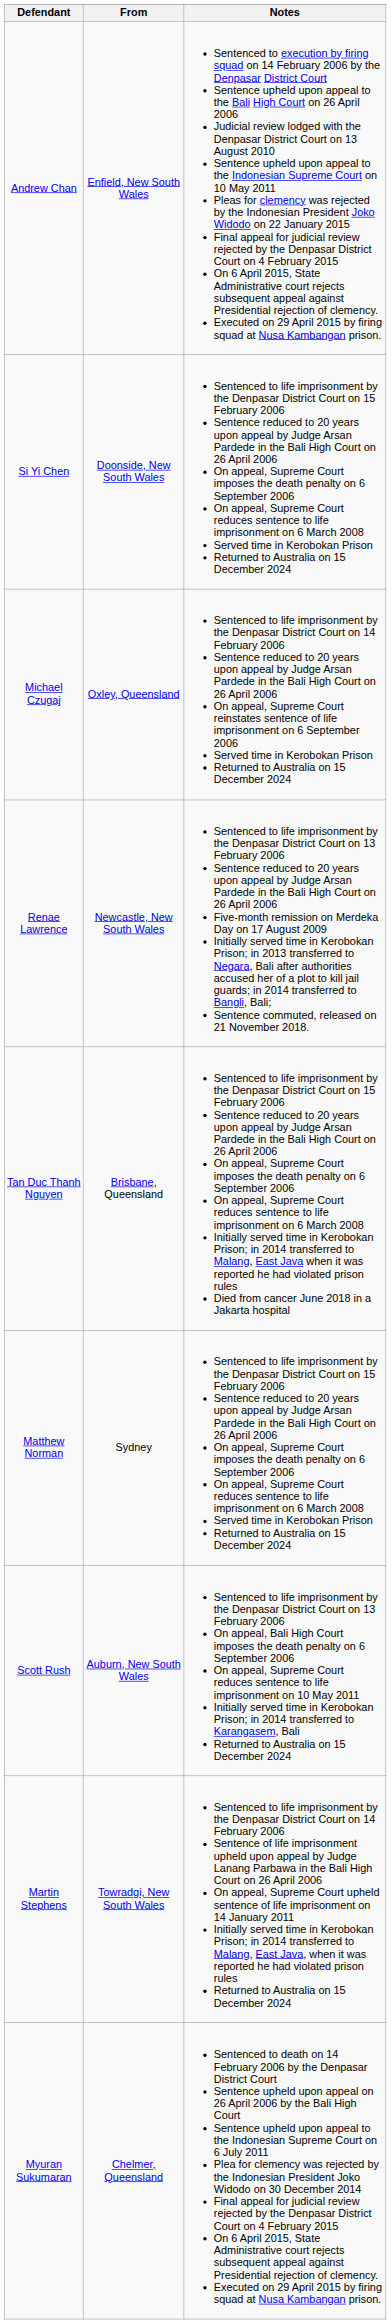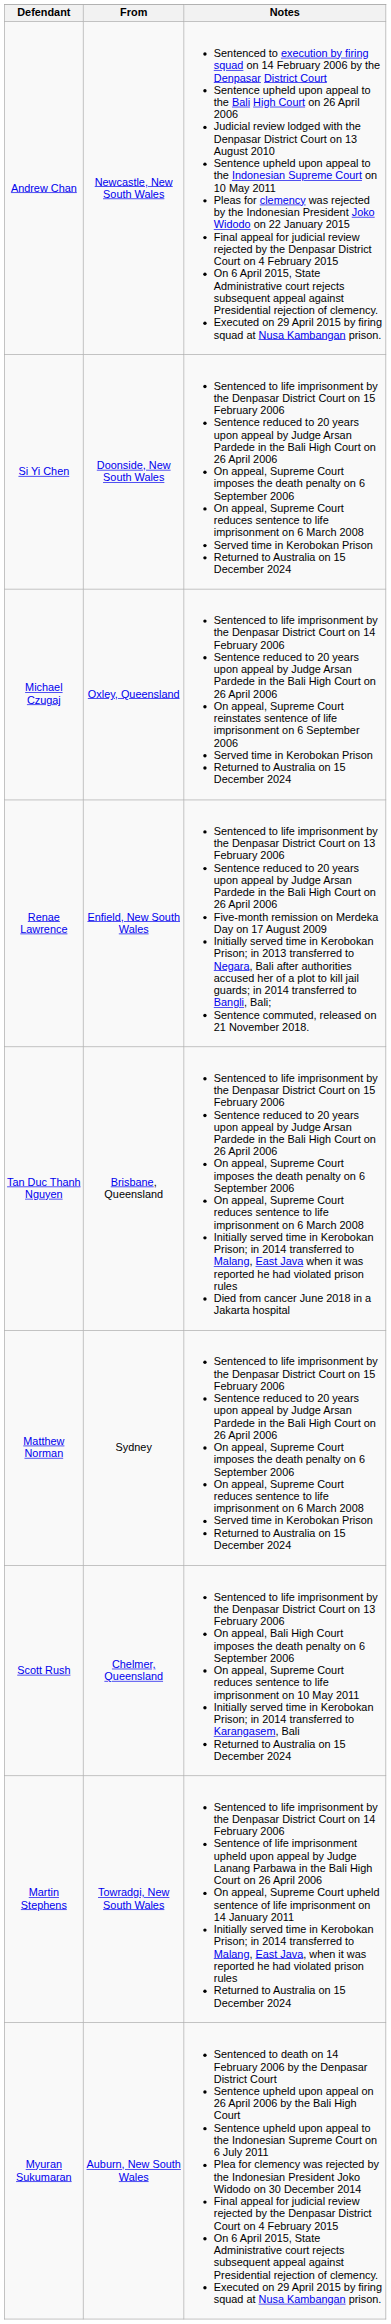(134, 188) Enfield, New South Wales -> (134, 188) Newcastle, New South Wales
(134, 923) Newcastle, New South Wales -> (134, 923) Enfield, New South Wales
(134, 1670) Auburn, New South Wales -> (134, 1670) Chelmer, Queensland
(134, 2171) Chelmer, Queensland -> (134, 2171) Auburn, New South Wales
